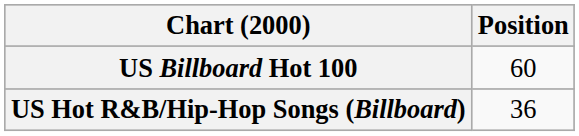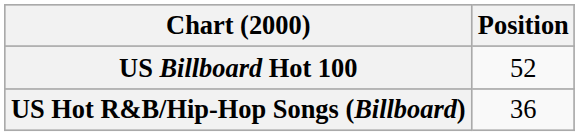(523, 67) 60 -> (523, 67) 52
